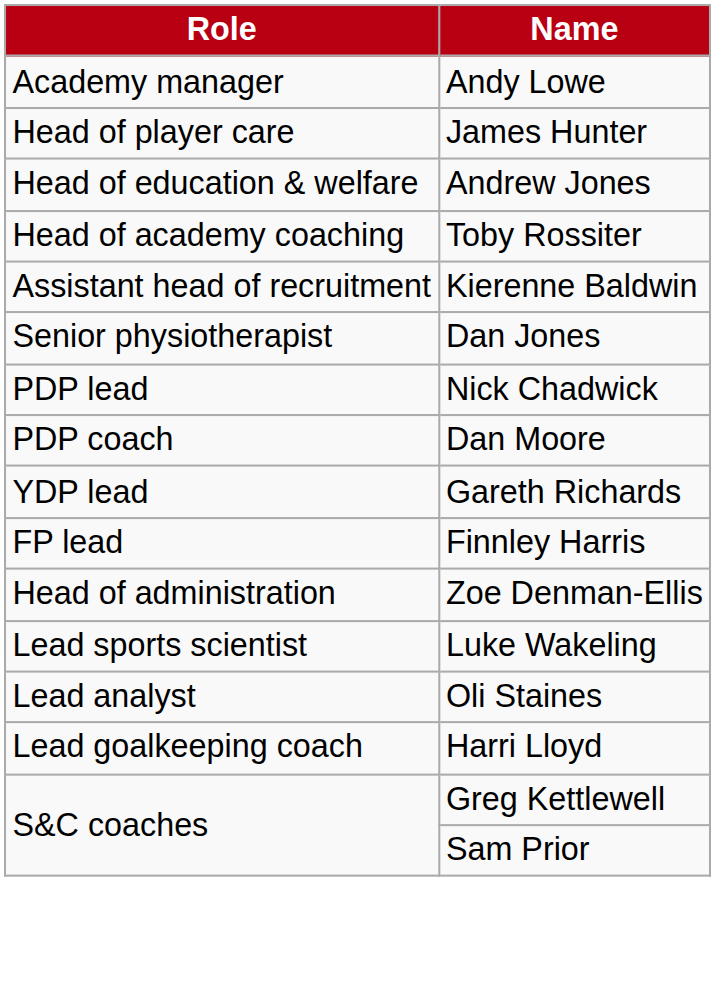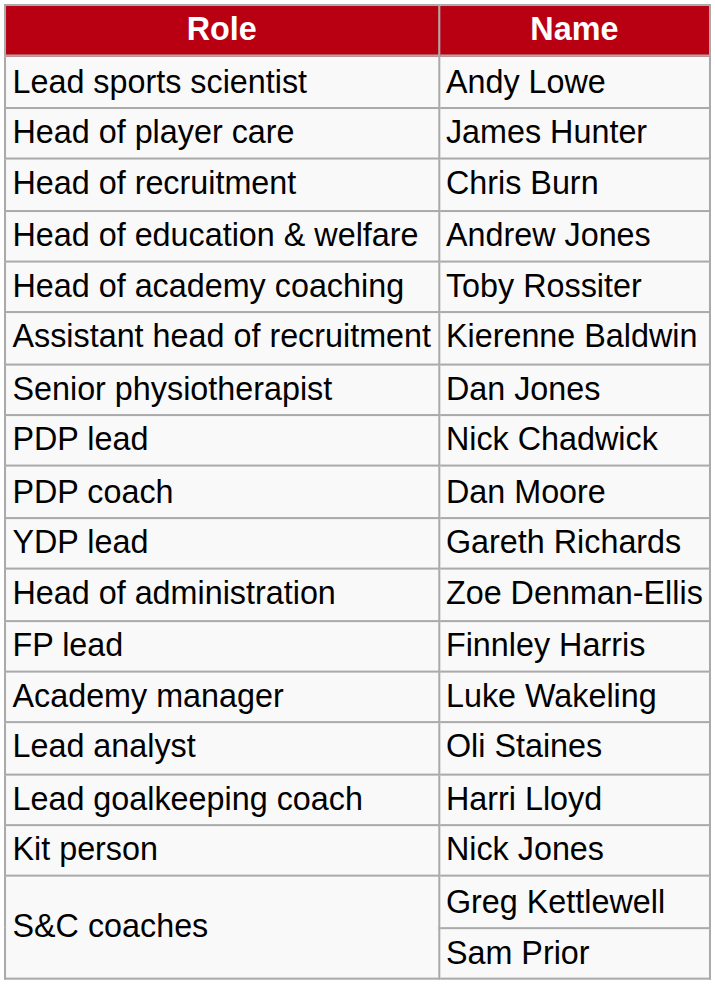(148, 81) Academy manager -> (160, 81) Lead sports scientist
+ row: (522, 183)
rows swapped: (546, 542) <-> (574, 593)
(160, 645) Lead sports scientist -> (148, 696) Academy manager
+ row: (525, 850)
